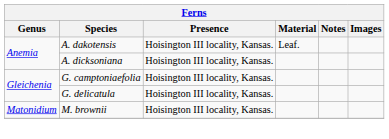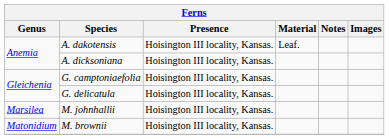+ row: (88, 110)
